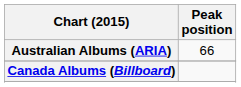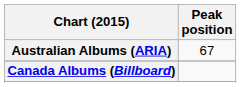(207, 50) 66 -> (207, 50) 67
